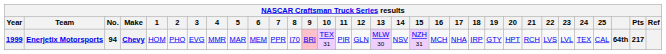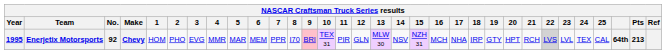(14, 39) 1999 -> (14, 39) 1995
(113, 39) 94 -> (113, 39) 92
(550, 39) no background -> (550, 39) lightgrey background
(638, 39) 217 -> (638, 39) 213
